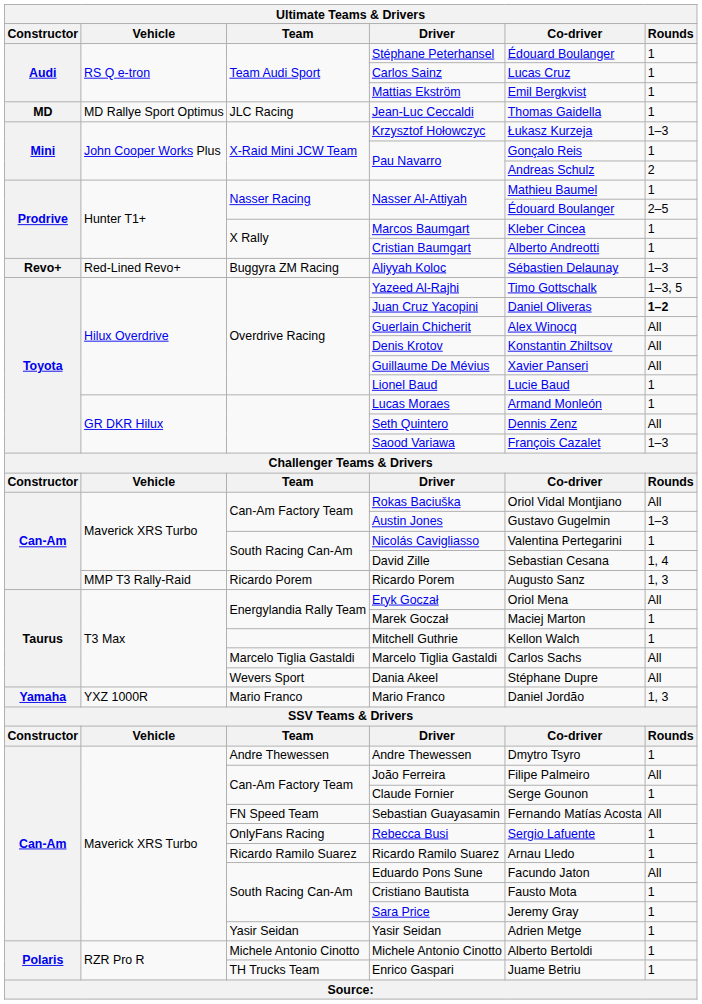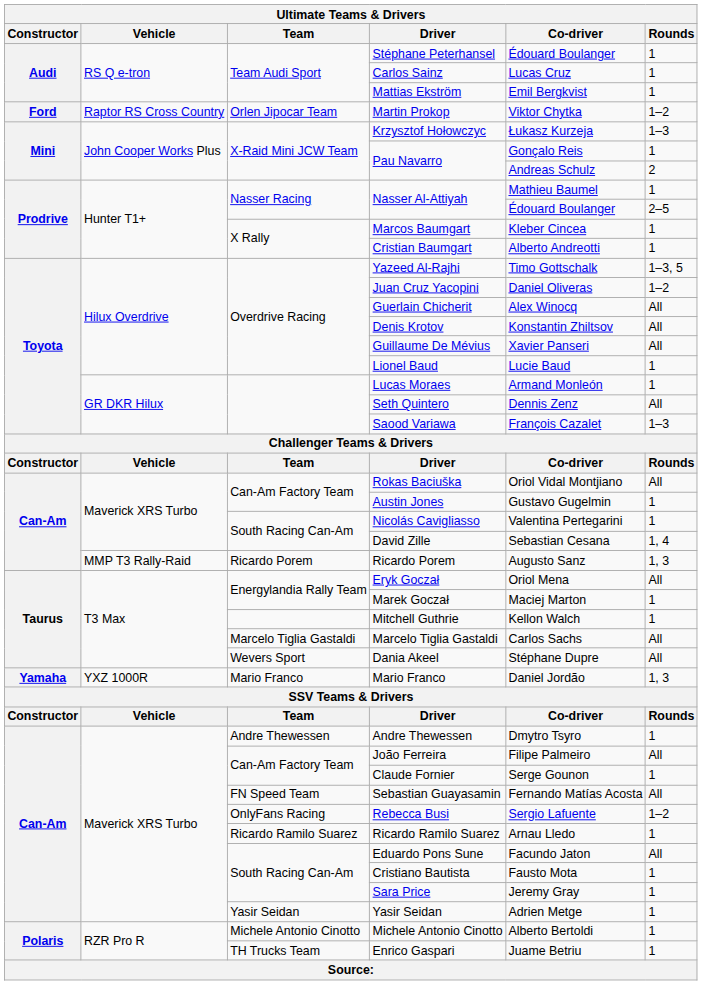+ row: (284, 111)
- row: (261, 111)
- row: (284, 267)
(658, 306) bold -> (659, 287) normal
(658, 521) 1–3 -> (652, 502) 1
(651, 833) 1 -> (659, 814) 1–2
